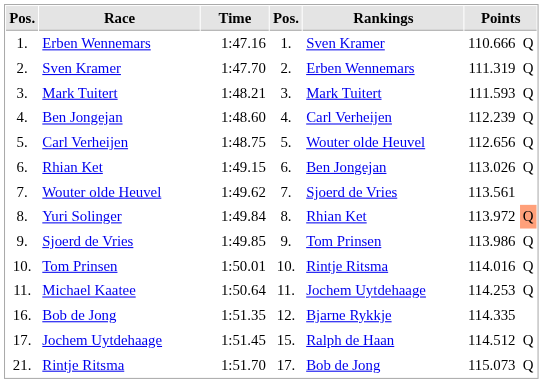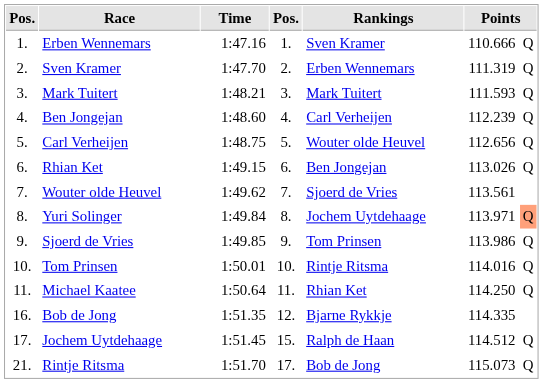(336, 216) Rhian Ket -> (366, 216) Jochem Uytdehaage
(492, 216) 113.972 -> (492, 216) 113.971
(366, 290) Jochem Uytdehaage -> (336, 290) Rhian Ket
(492, 290) 114.253 -> (492, 290) 114.250
